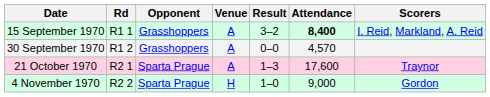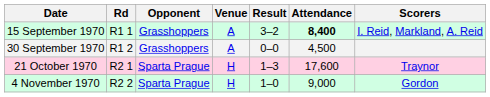(322, 48) 4,570 -> (322, 48) 4,500
(231, 66) A -> (231, 66) H
